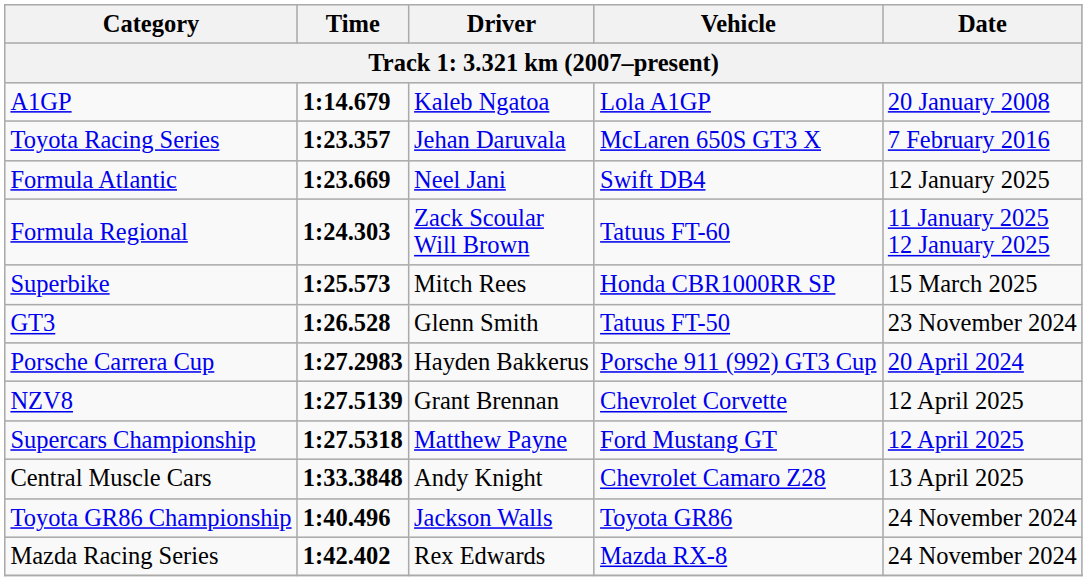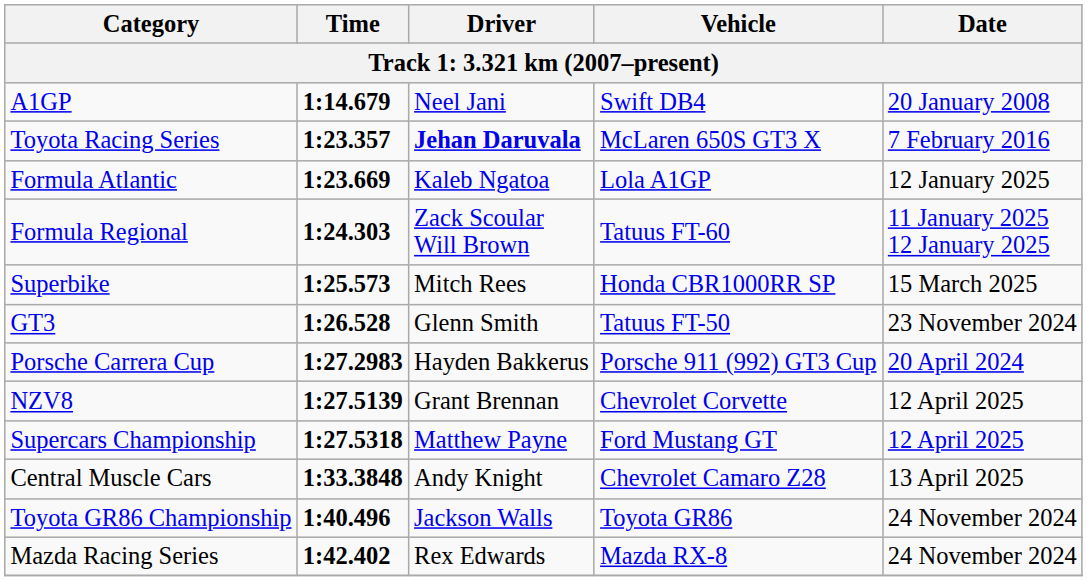(482, 101) Kaleb Ngatoa -> (460, 101) Neel Jani
(656, 101) Lola A1GP -> (653, 101) Swift DB4
(490, 140) normal -> (497, 140) bold
(460, 179) Neel Jani -> (482, 179) Kaleb Ngatoa
(653, 179) Swift DB4 -> (656, 179) Lola A1GP
